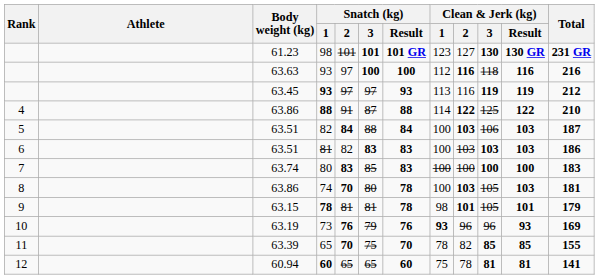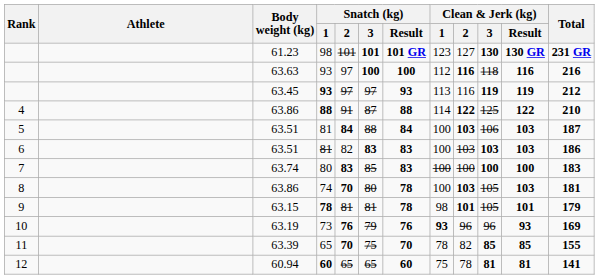(326, 129) 82 -> (326, 129) 81
